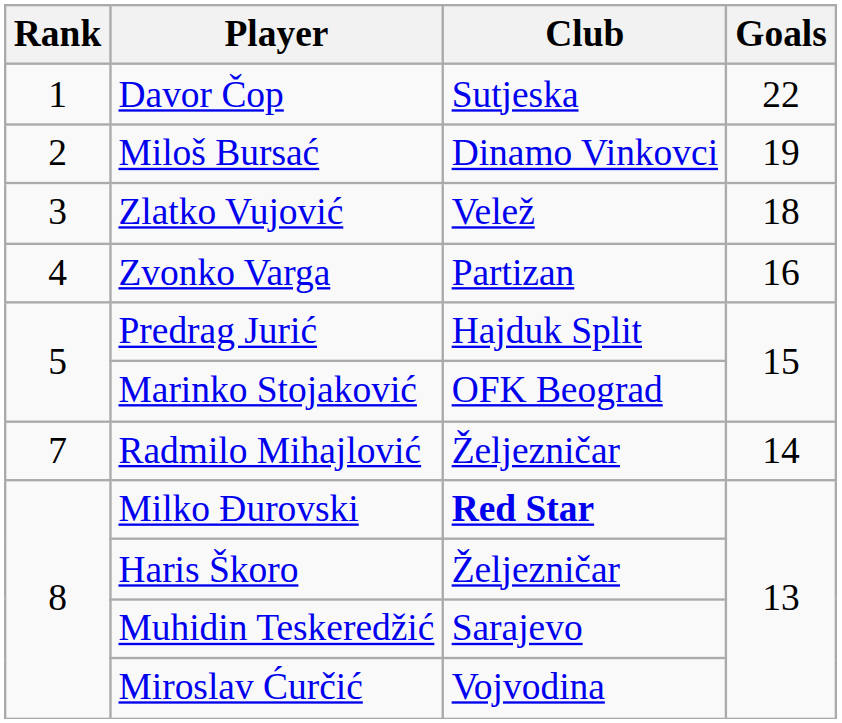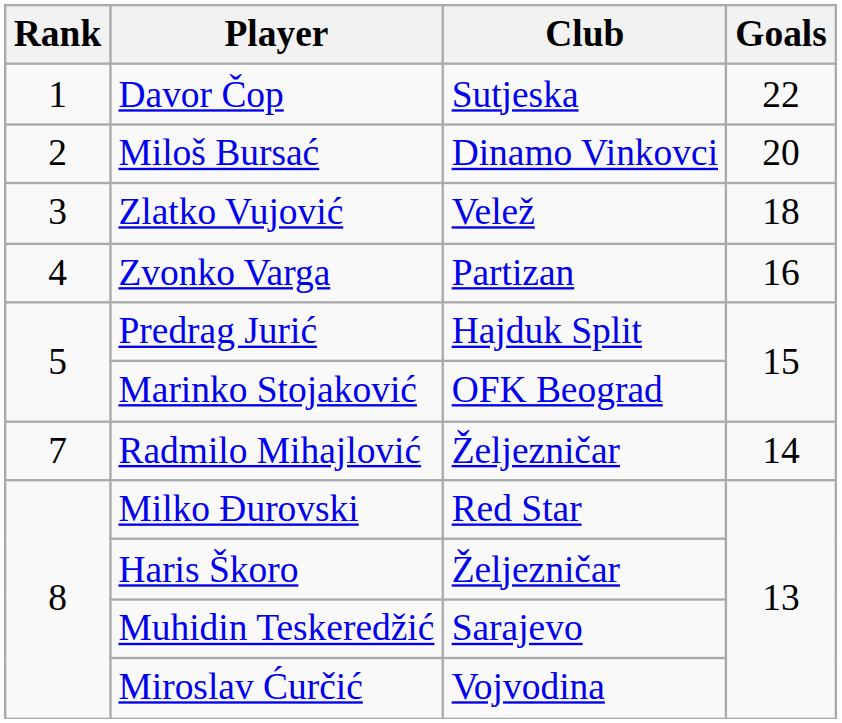(781, 152) 19 -> (781, 152) 20
(523, 509) bold -> (517, 509) normal
